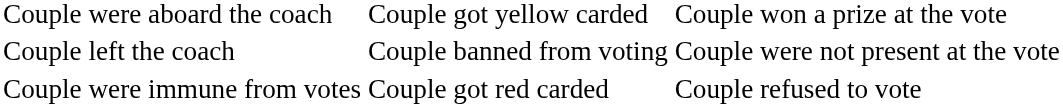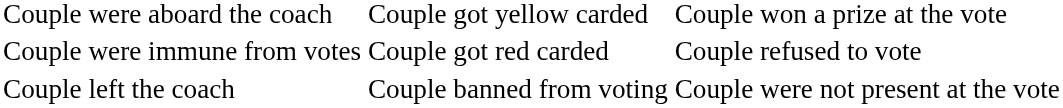rows swapped: (182, 88) <-> (119, 51)
